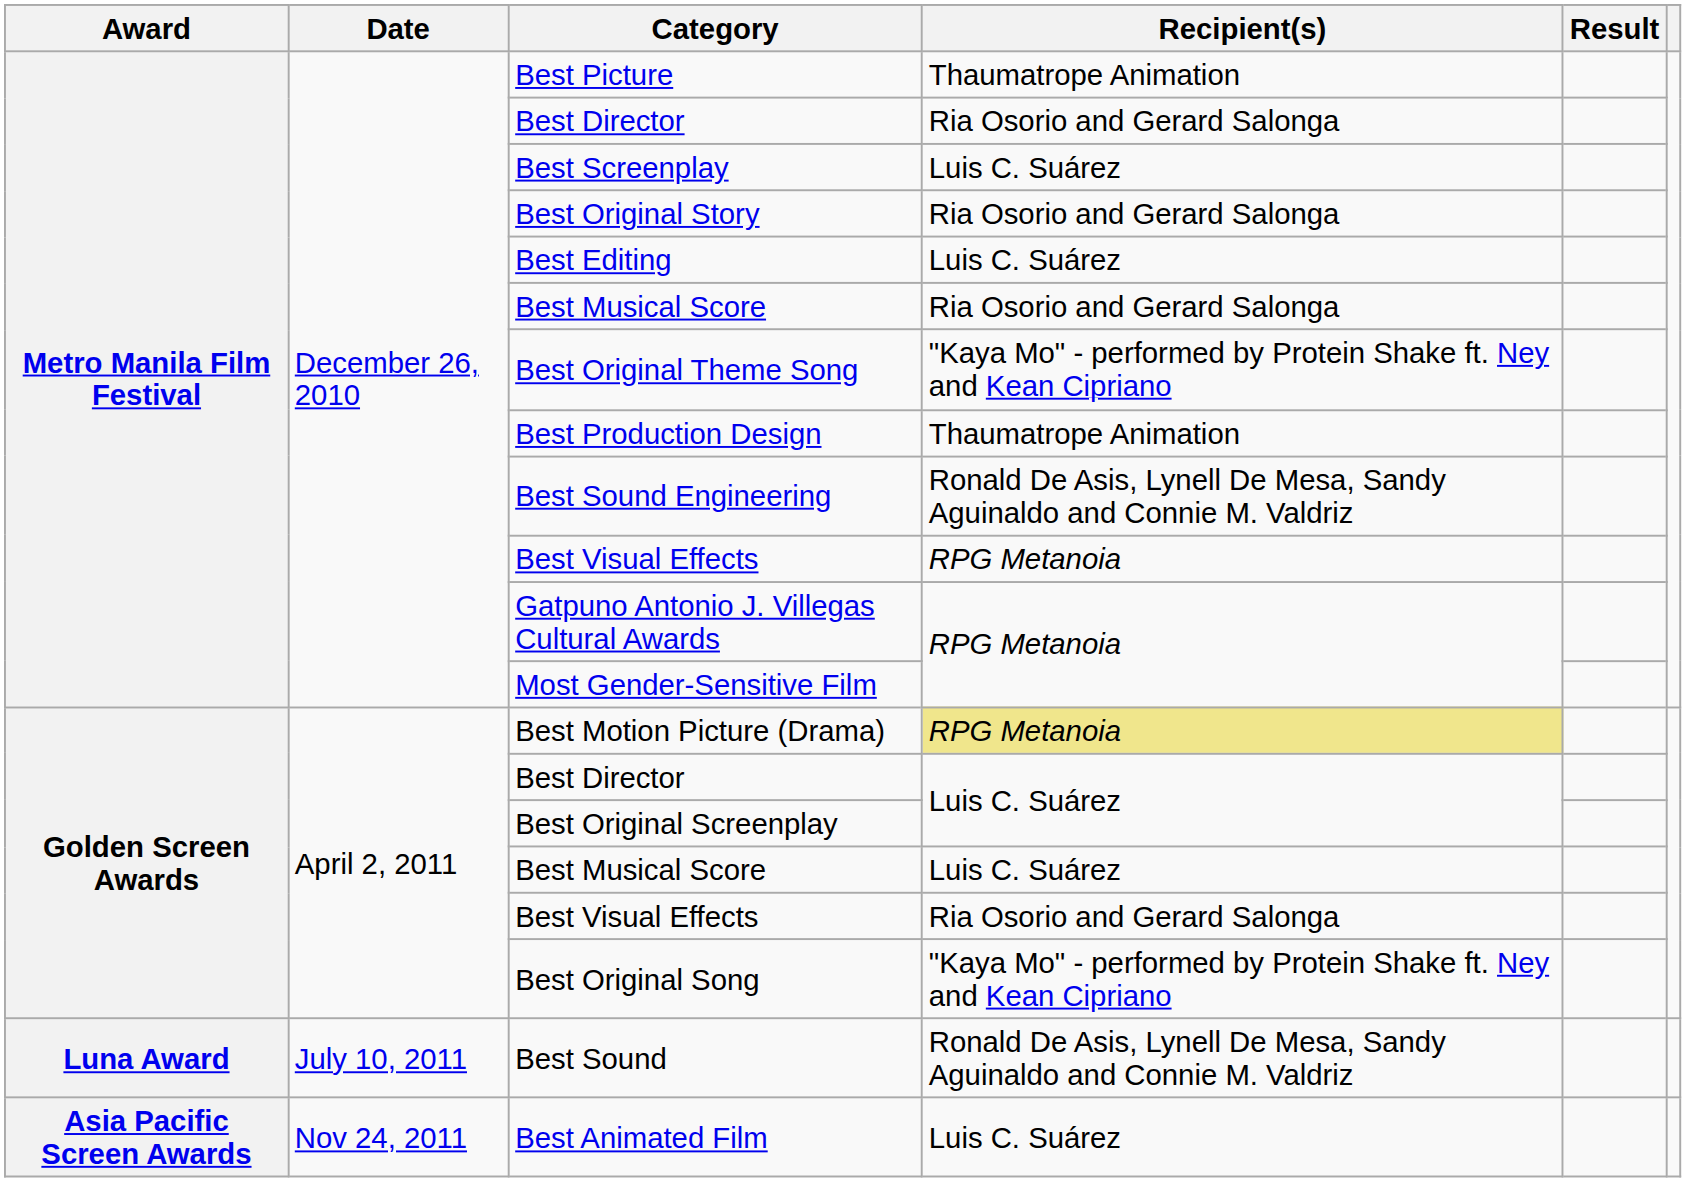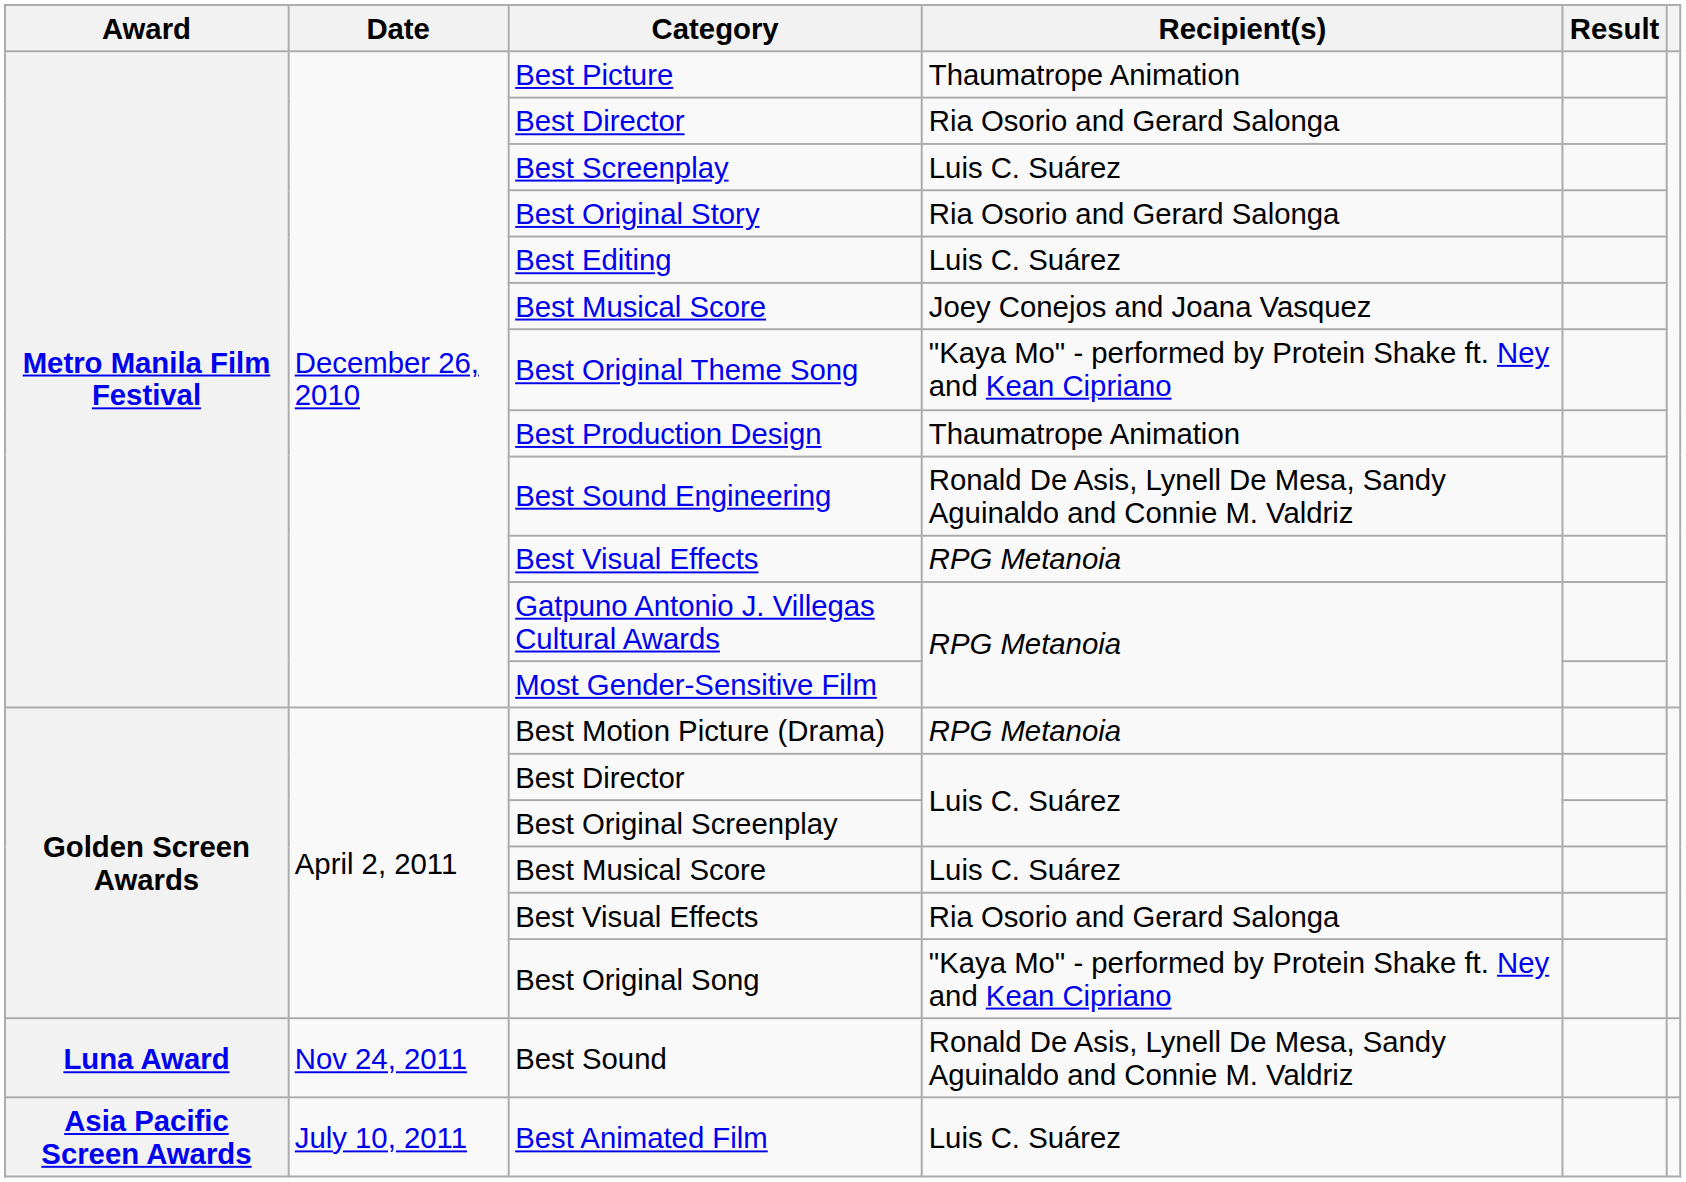(1134, 307) Ria Osorio and Gerard Salonga -> (1150, 307) Joey Conejos and Joana Vasquez
(1025, 731) khaki background -> (1025, 731) no background
(381, 1058) July 10, 2011 -> (381, 1058) Nov 24, 2011
(381, 1138) Nov 24, 2011 -> (381, 1138) July 10, 2011
